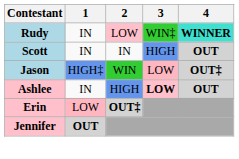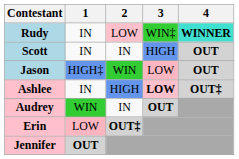(206, 70) OUT‡ -> (206, 70) OUT
(206, 88) OUT -> (206, 88) OUT‡
+ row: (35, 107)
